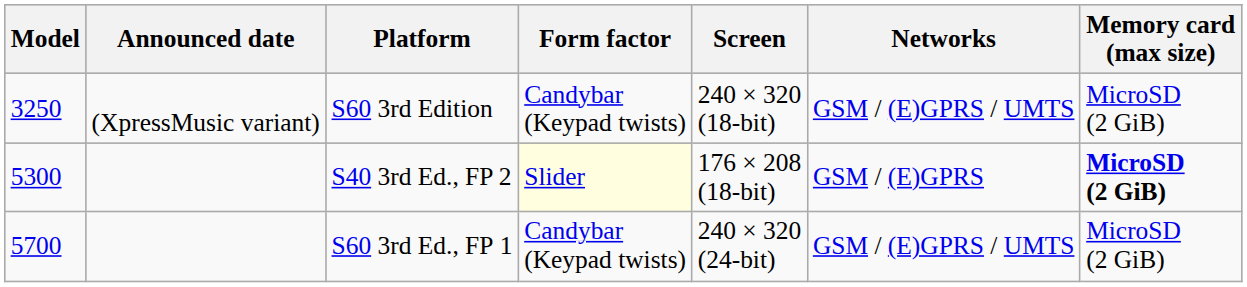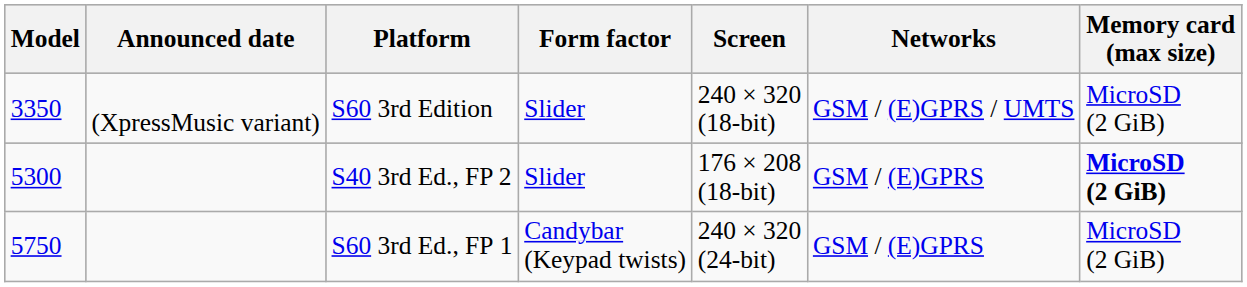(36, 107) 3250 -> (36, 107) 3350
(605, 107) Candybar (Keypad twists) -> (555, 107) Slider
(555, 176) lightyellow background -> (555, 176) no background
(36, 245) 5700 -> (36, 245) 5750
(944, 245) GSM / (E)GPRS / UMTS -> (898, 245) GSM / (E)GPRS
